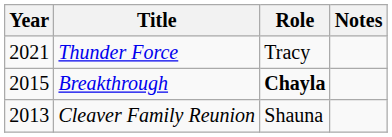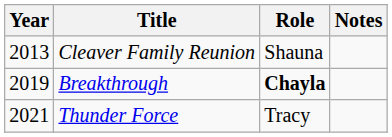rows swapped: (157, 115) <-> (118, 52)
(29, 83) 2015 -> (29, 83) 2019
